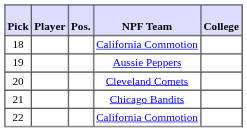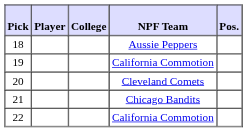columns swapped: (81, 26) <-> (221, 26)
(147, 44) California Commotion -> (163, 44) Aussie Peppers
(147, 62) Aussie Peppers -> (163, 62) California Commotion
